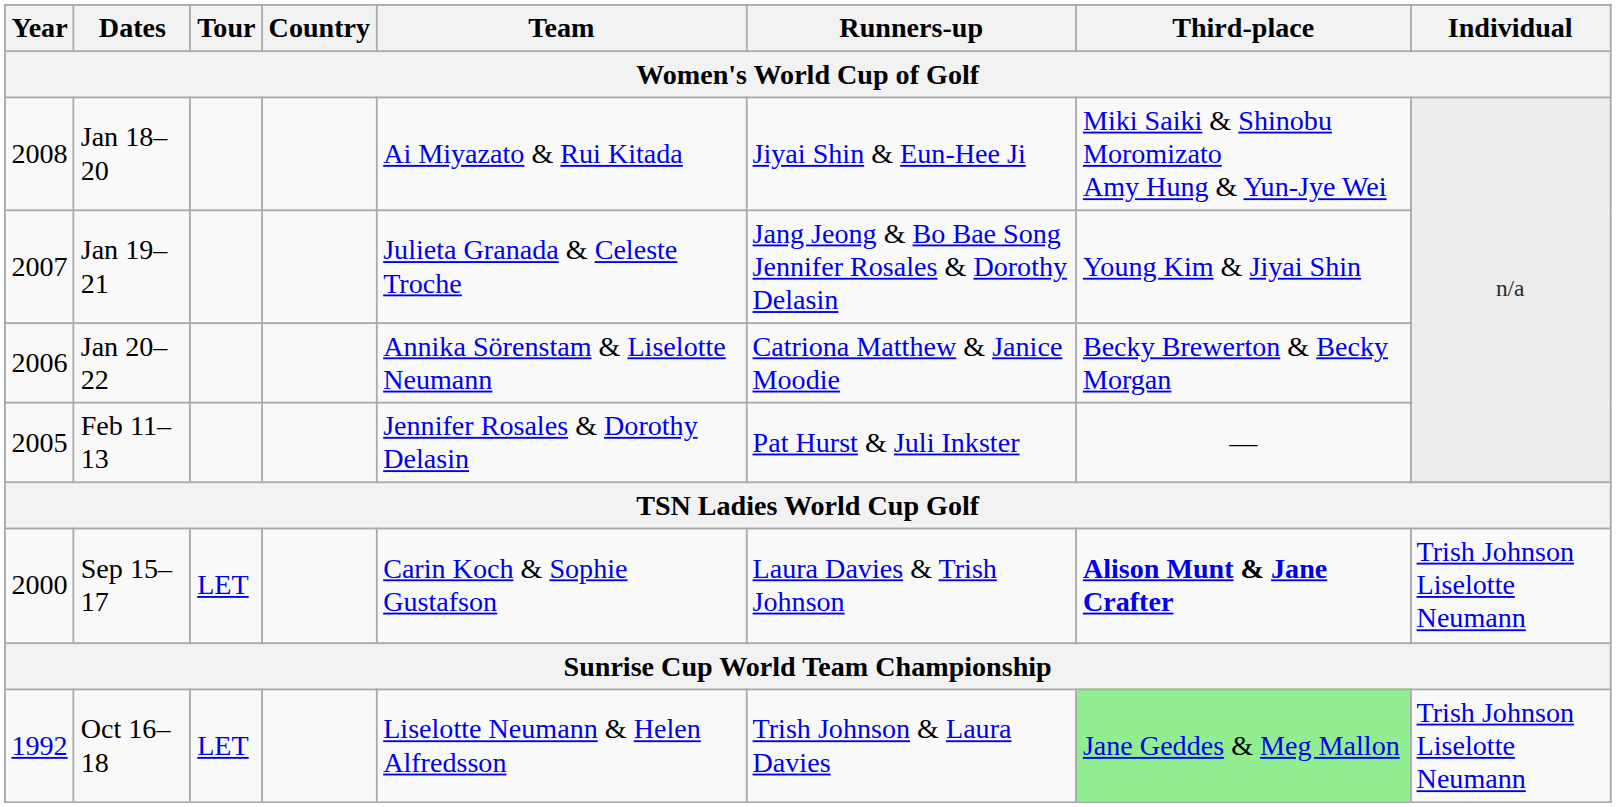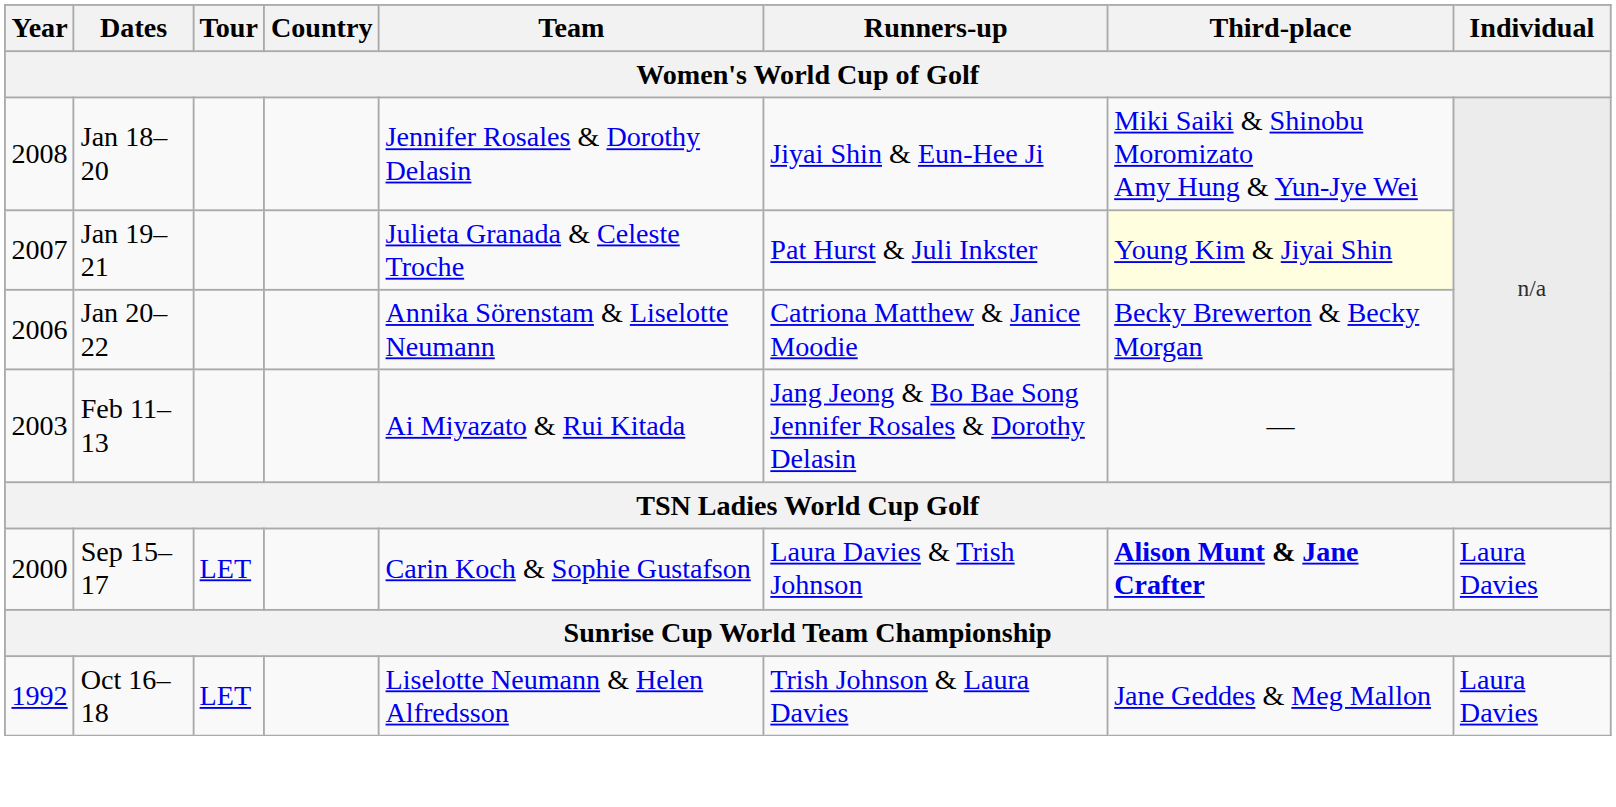(533, 153) Ai Miyazato & Rui Kitada -> (543, 153) Jennifer Rosales & Dorothy Delasin
(910, 266) Jang Jeong & Bo Bae Song Jennifer Rosales & Dorothy Delasin -> (904, 250) Pat Hurst & Juli Inkster
(1222, 266) no background -> (1253, 250) lightyellow background
(40, 442) 2005 -> (40, 426) 2003
(540, 442) Jennifer Rosales & Dorothy Delasin -> (535, 426) Ai Miyazato & Rui Kitada
(886, 442) Pat Hurst & Juli Inkster -> (928, 426) Jang Jeong & Bo Bae Song Jennifer Rosales & Dorothy Delasin
(1495, 585) Trish Johnson Liselotte Neumann -> (1499, 568) Laura Davies
(1241, 744) lightgreen background -> (1273, 694) no background
(1495, 744) Trish Johnson Liselotte Neumann -> (1499, 694) Laura Davies
